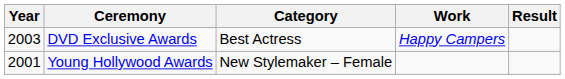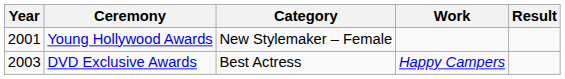rows swapped: (130, 62) <-> (122, 39)
